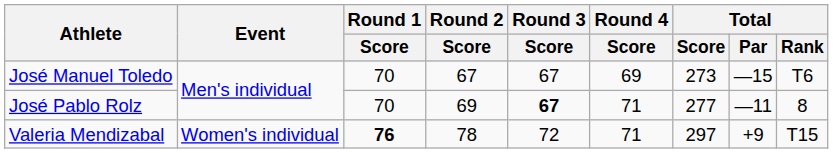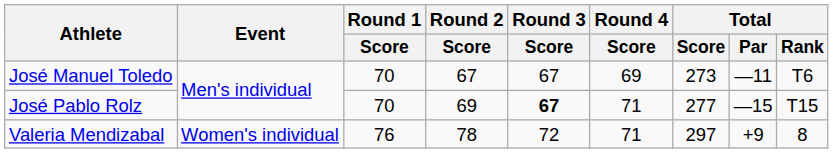(753, 76) —15 -> (753, 76) —11
(753, 105) —11 -> (753, 105) —15
(802, 105) 8 -> (802, 105) T15
(384, 134) bold -> (384, 134) normal
(802, 134) T15 -> (802, 134) 8
